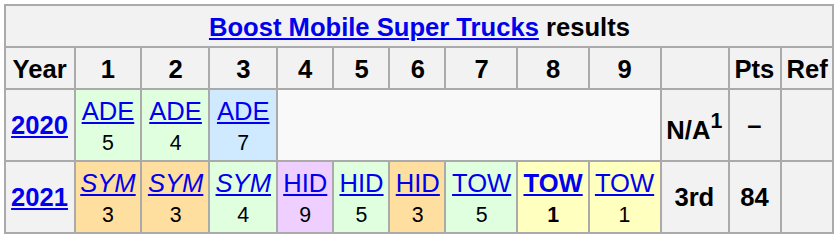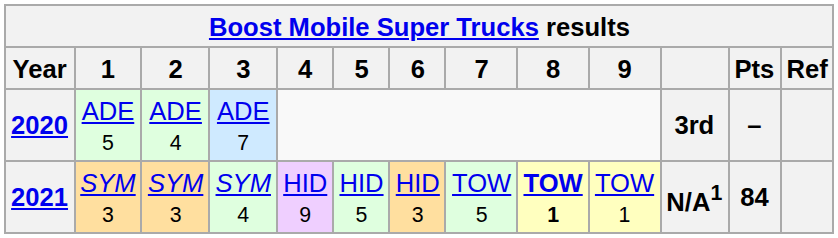(694, 125) N/A1 -> (694, 125) 3rd
(694, 197) 3rd -> (694, 197) N/A1
